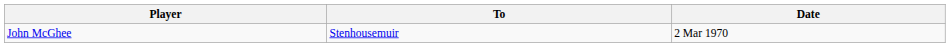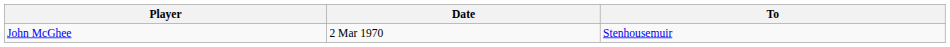columns swapped: (499, 14) <-> (808, 14)
